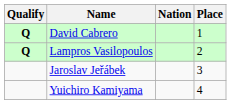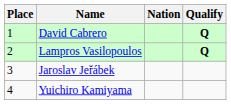columns swapped: (210, 14) <-> (26, 14)
